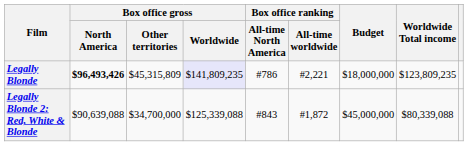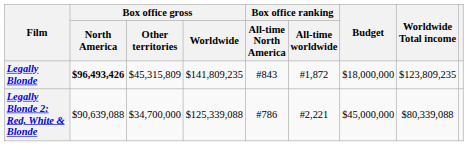(214, 74) lavender background -> (214, 74) no background
(267, 74) #786 -> (267, 74) #843
(314, 74) #2,221 -> (314, 74) #1,872
(267, 114) #843 -> (267, 114) #786
(314, 114) #1,872 -> (314, 114) #2,221
